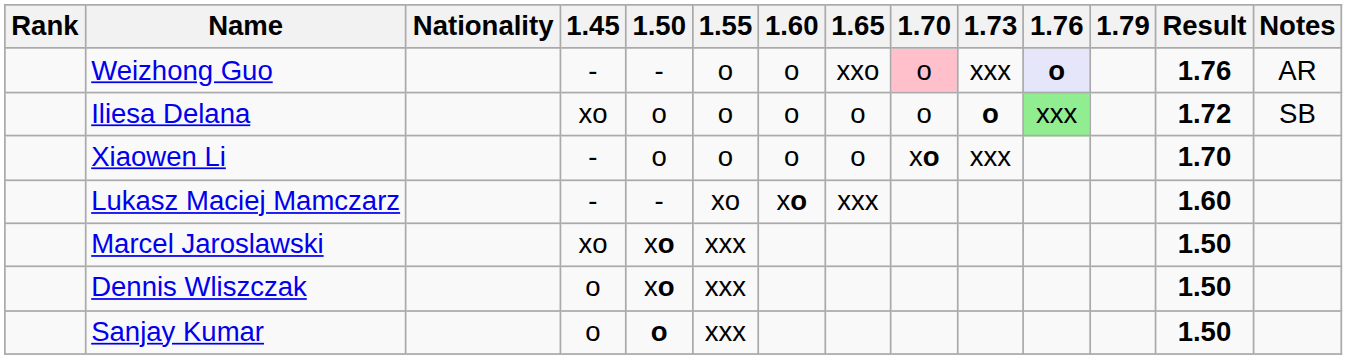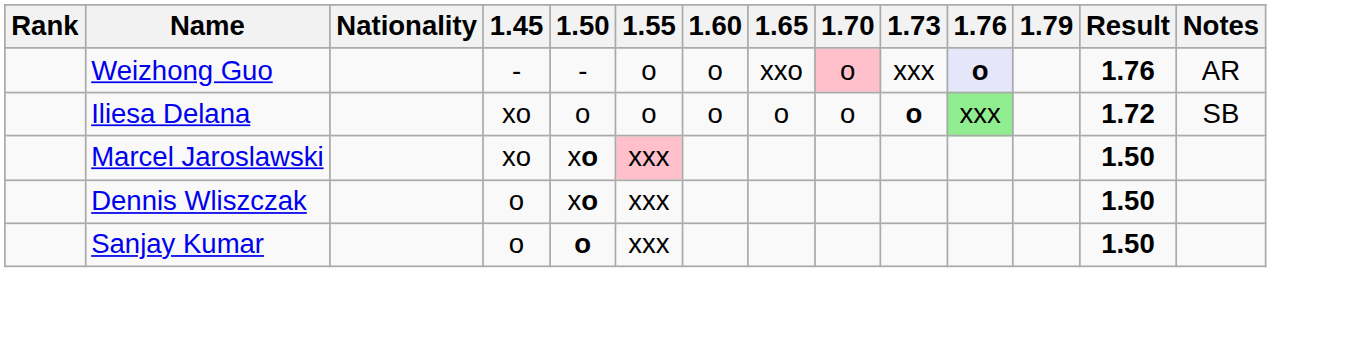- row: (159, 157)
- row: (246, 200)
(725, 244) no background -> (649, 157) pink background
